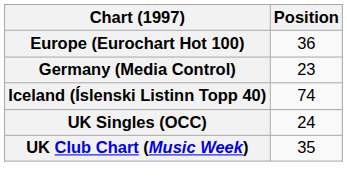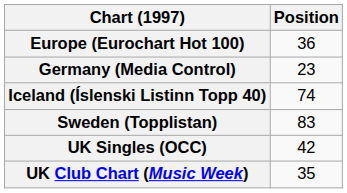+ row: (137, 122)
(306, 122) 24 -> (306, 148) 42
